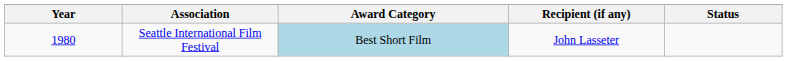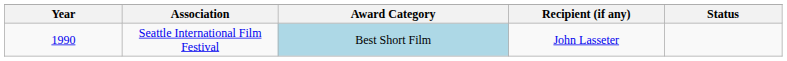(63, 39) 1980 -> (63, 39) 1990
